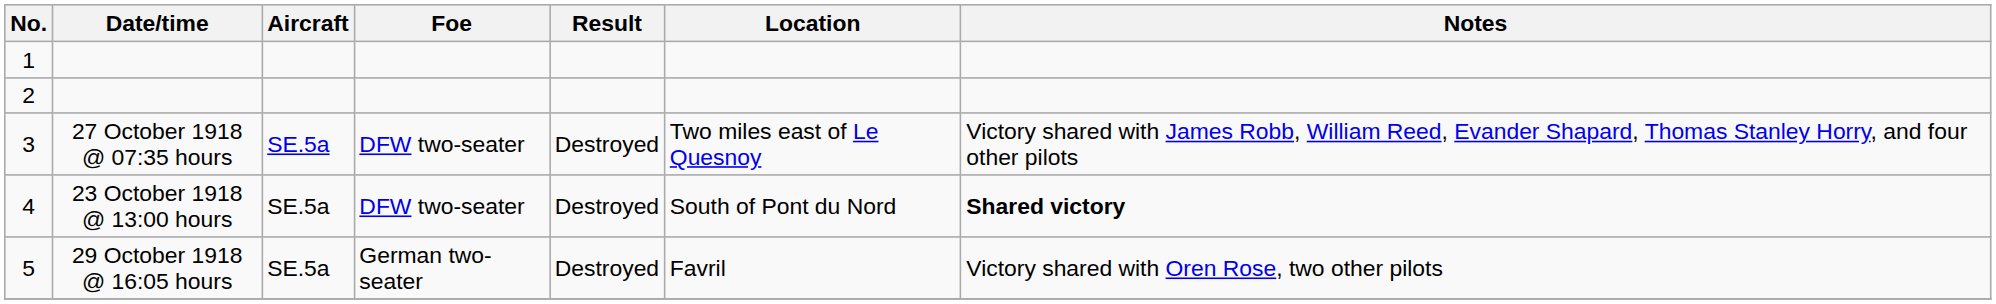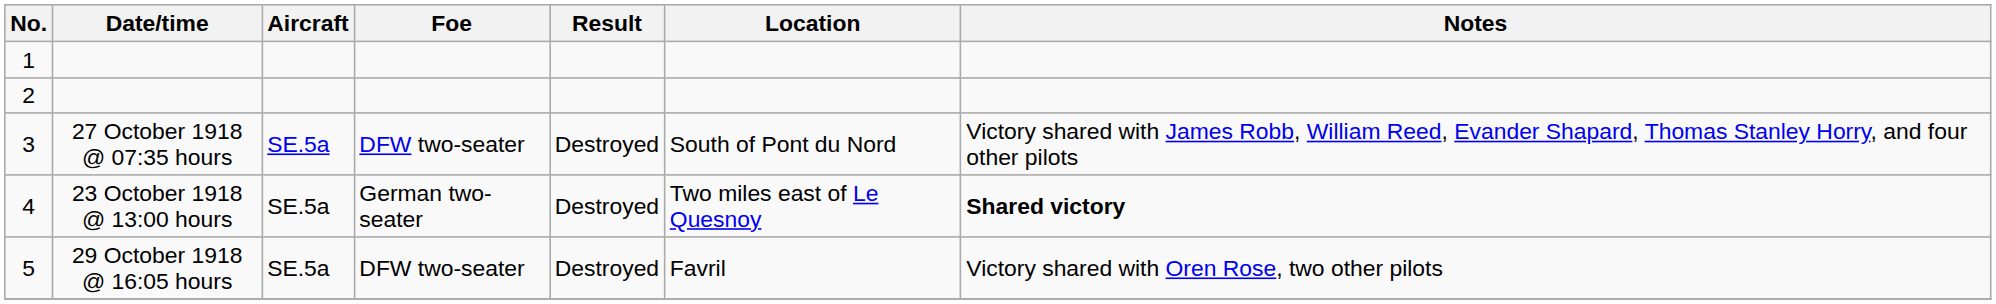(774, 145) Two miles east of Le Quesnoy -> (783, 145) South of Pont du Nord
(442, 206) DFW two-seater -> (425, 206) German two-seater
(783, 206) South of Pont du Nord -> (774, 206) Two miles east of Le Quesnoy
(425, 268) German two-seater -> (442, 268) DFW two-seater
